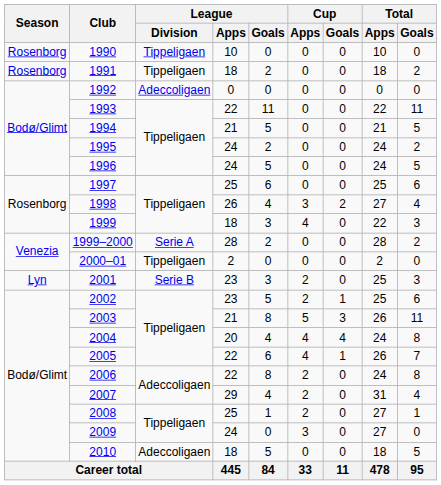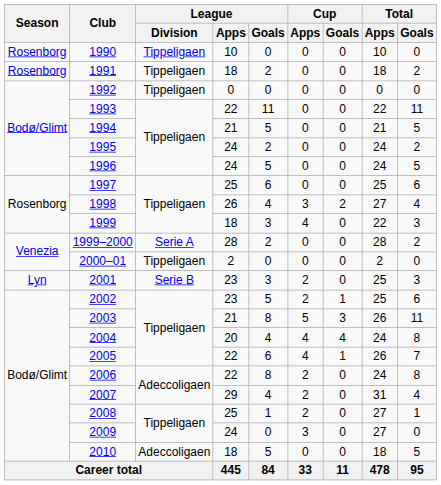(174, 90) Adeccoligaen -> (174, 90) Tippeligaen
